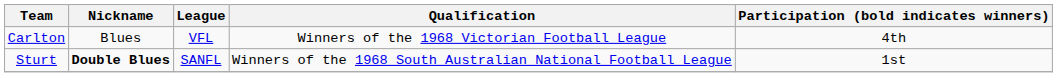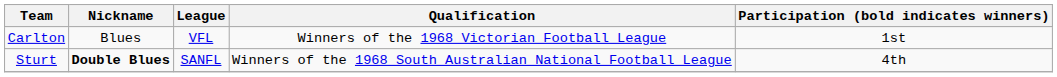(894, 38) 4th -> (894, 38) 1st
(894, 60) 1st -> (894, 60) 4th
